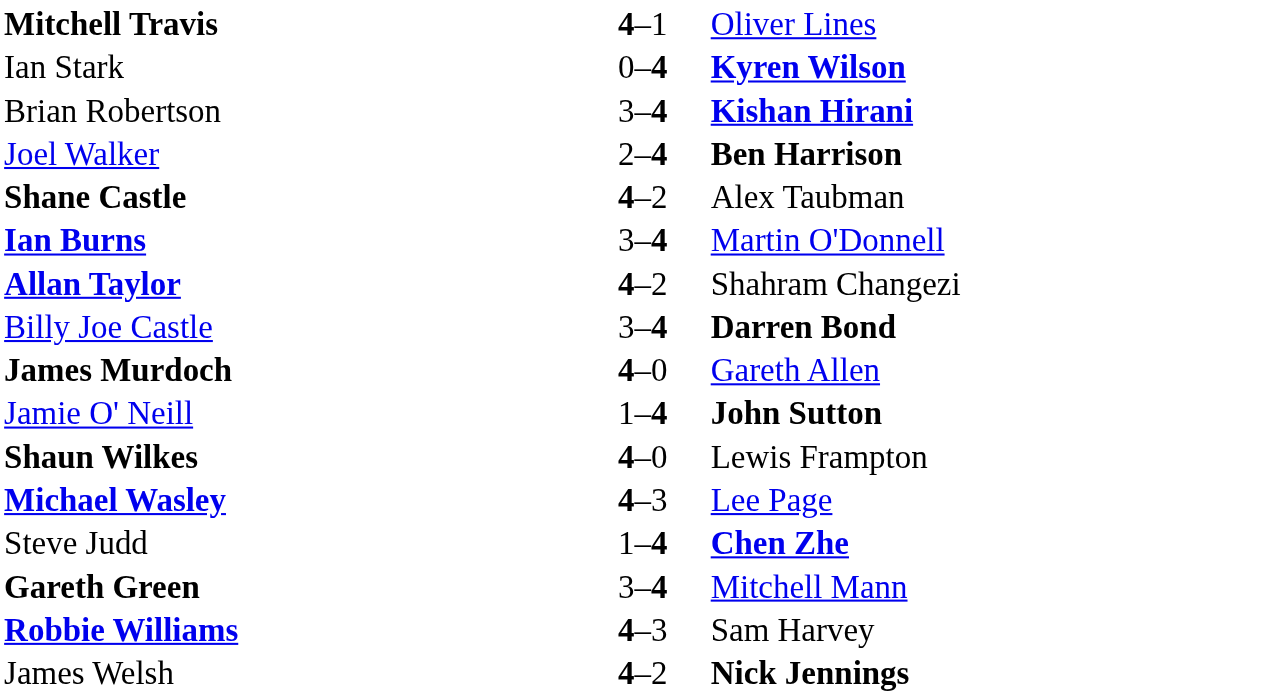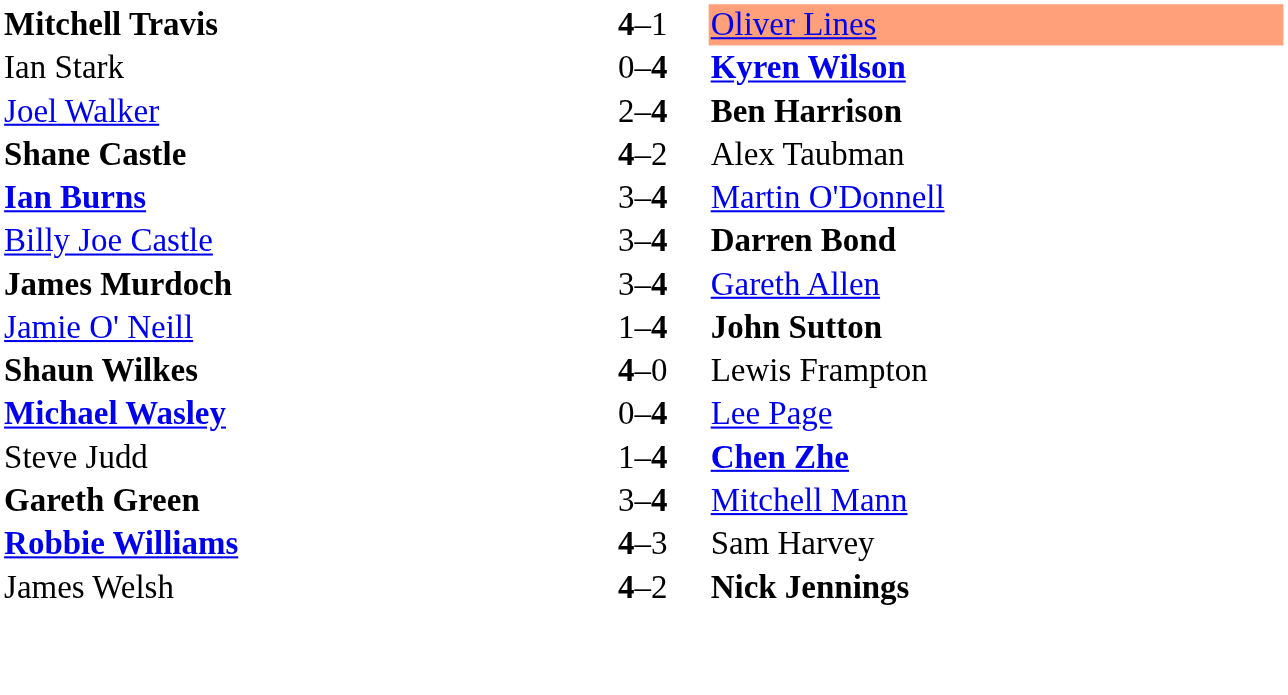(794, 24) no background -> (794, 24) lightsalmon background
- row: (113, 110)
- row: (93, 283)
(643, 370) 4–0 -> (643, 283) 3–4
(643, 500) 4–3 -> (643, 413) 0–4
